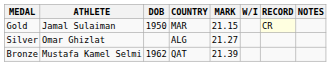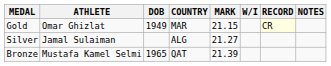(79, 26) Jamal Sulaiman -> (73, 26) Omar Ghizlat
(156, 26) 1950 -> (156, 26) 1949
(73, 40) Omar Ghizlat -> (79, 40) Jamal Sulaiman
(156, 54) 1962 -> (156, 54) 1965
